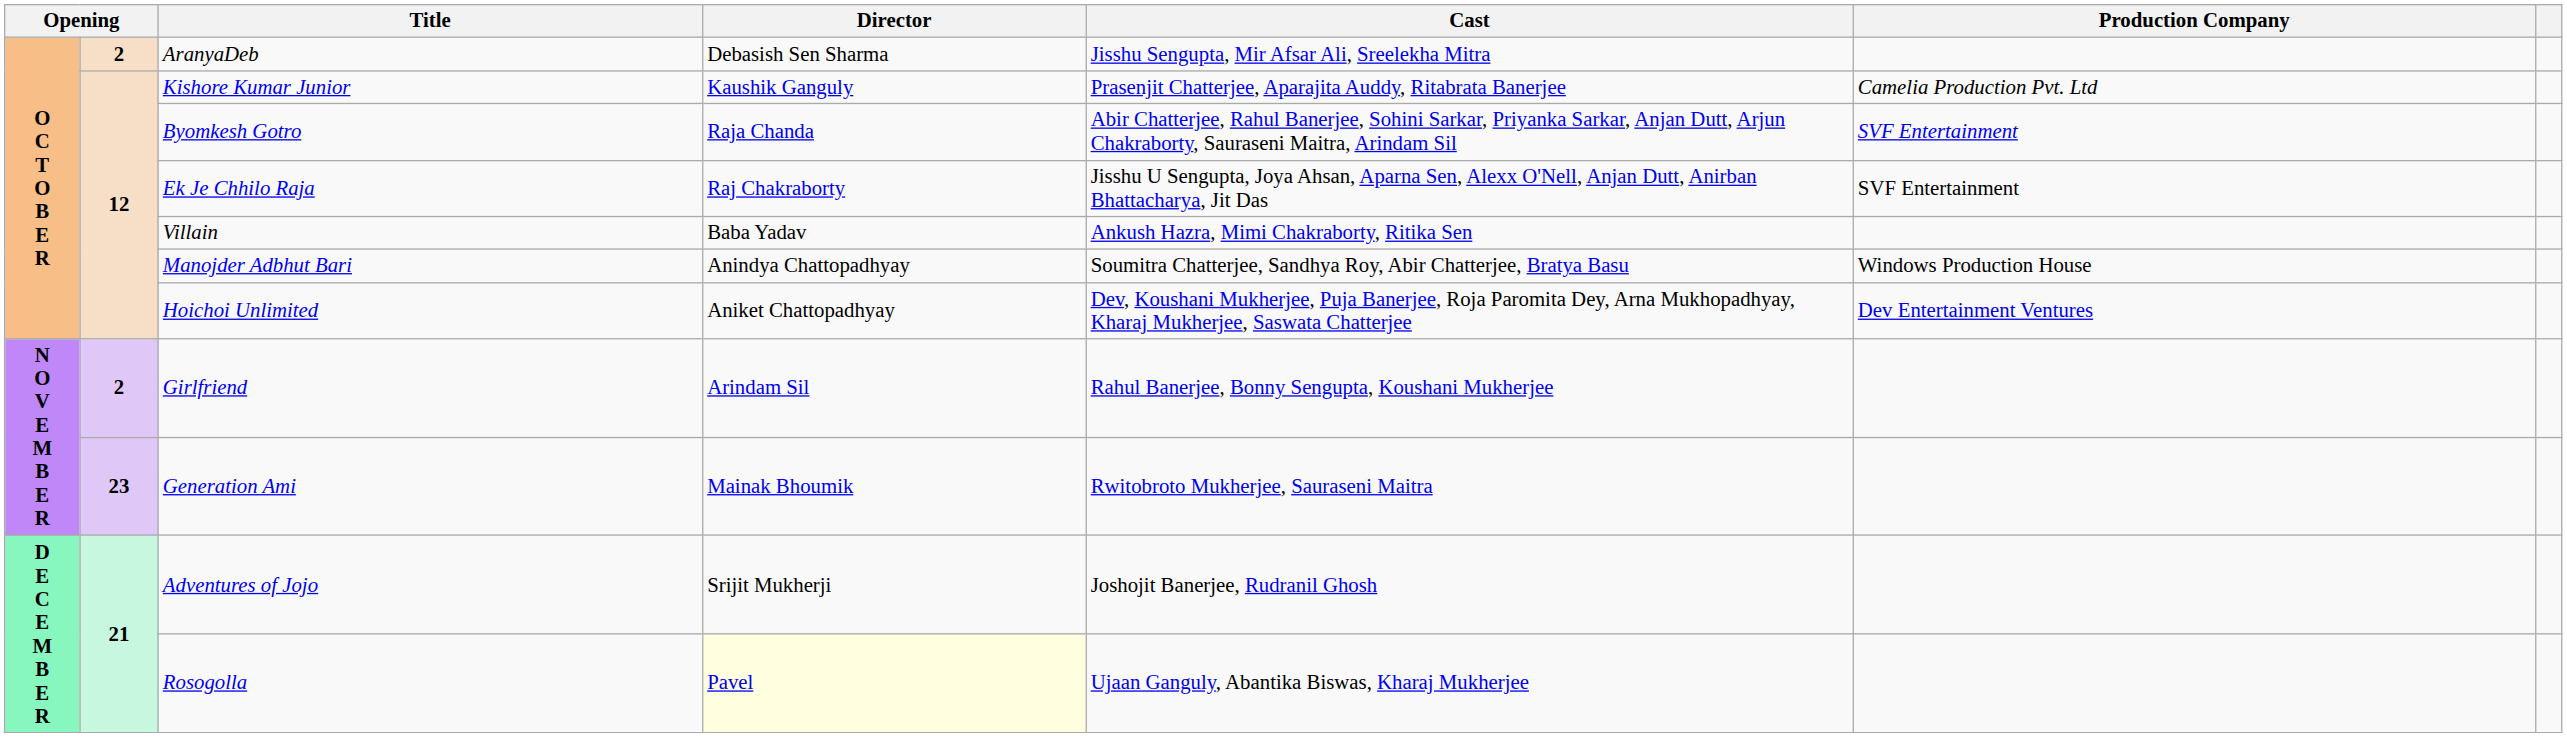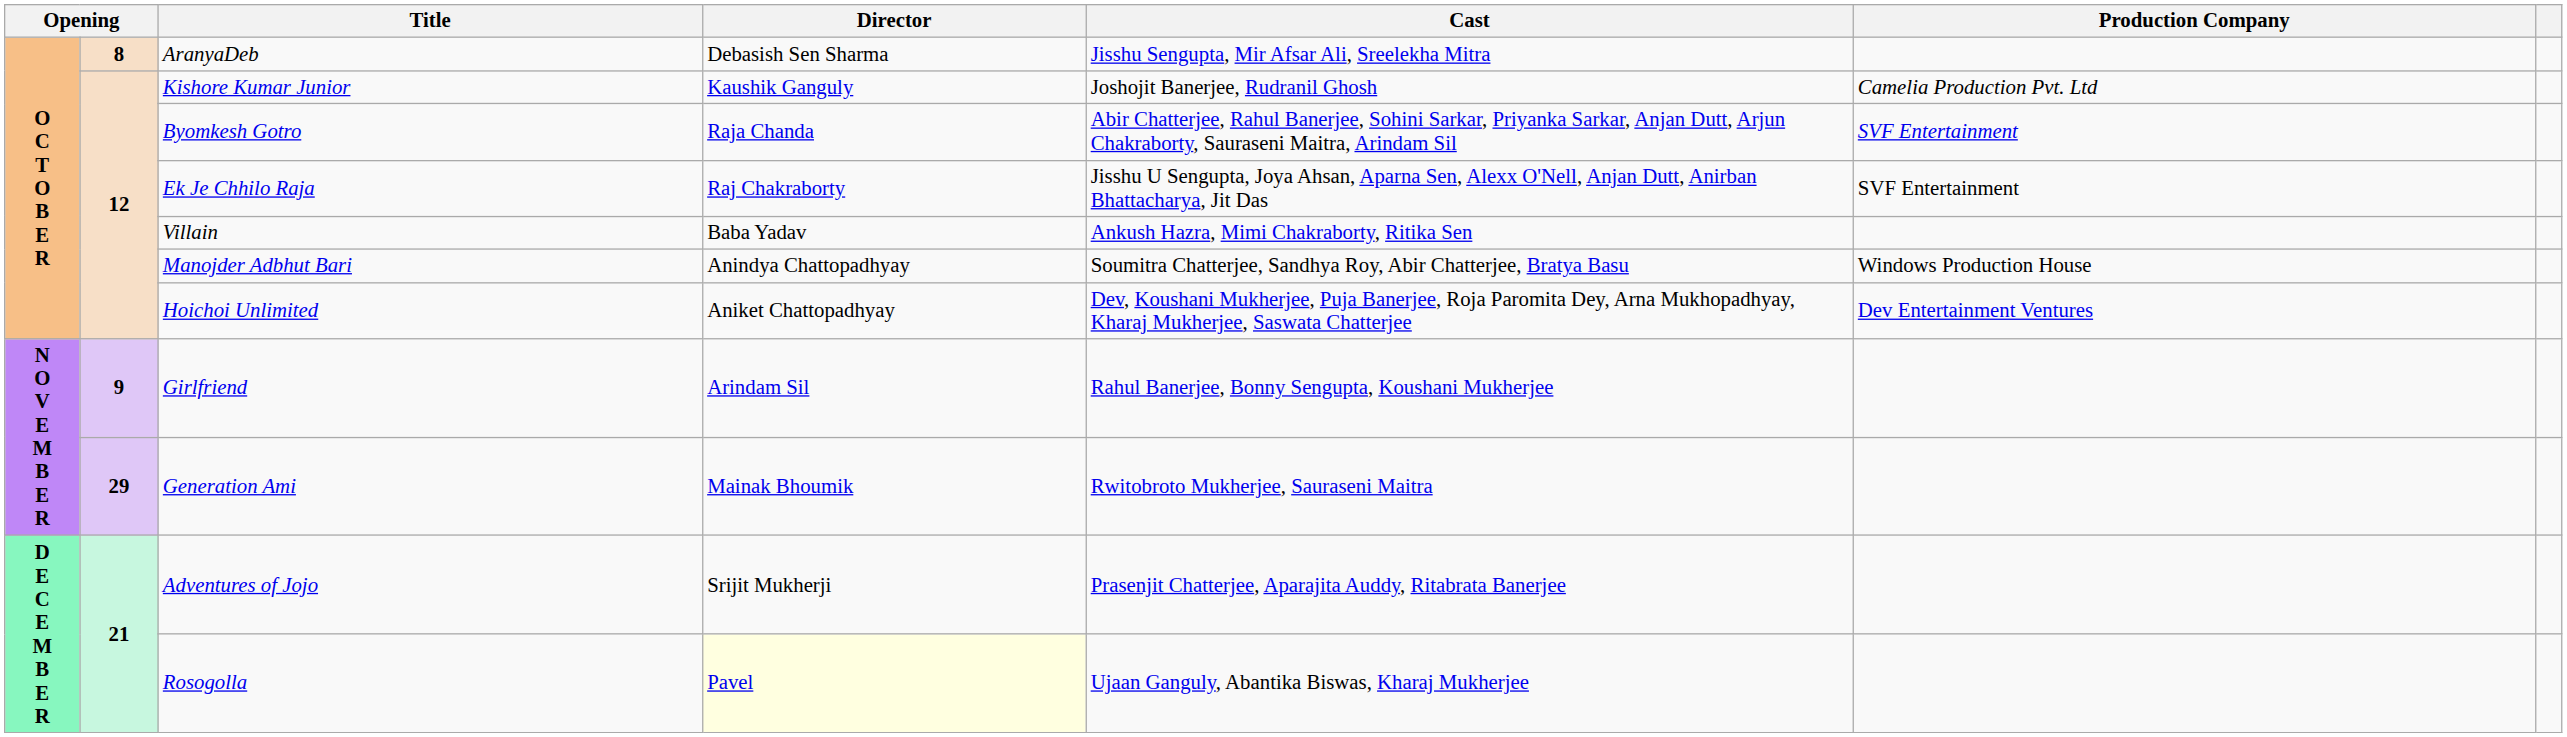(119, 53) 2 -> (119, 53) 8
(1328, 86) Prasenjit Chatterjee, Aparajita Auddy, Ritabrata Banerjee -> (1234, 86) Joshojit Banerjee, Rudranil Ghosh
(119, 387) 2 -> (119, 387) 9
(119, 486) 23 -> (119, 486) 29
(1234, 584) Joshojit Banerjee, Rudranil Ghosh -> (1328, 584) Prasenjit Chatterjee, Aparajita Auddy, Ritabrata Banerjee
